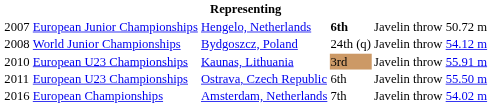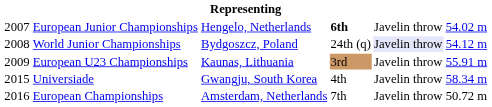(466, 26) 50.72 m -> (466, 26) 54.02 m
(408, 44) no background -> (408, 44) lavender background
(17, 61) 2010 -> (17, 61) 2009
- row: (264, 79)
+ row: (259, 79)
(466, 96) 54.02 m -> (466, 96) 50.72 m
